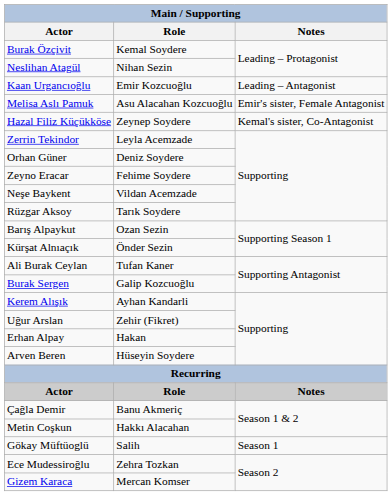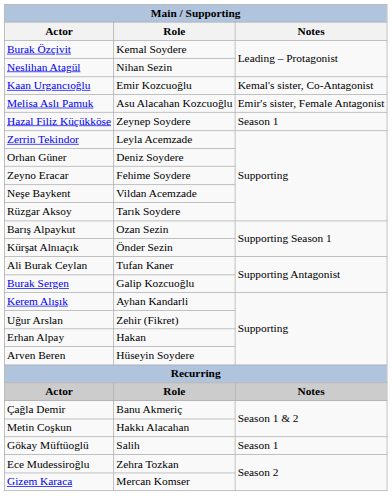(287, 85) Leading – Antagonist -> (305, 85) Kemal's sister, Co-Antagonist
(305, 121) Kemal's sister, Co-Antagonist -> (258, 121) Season 1
